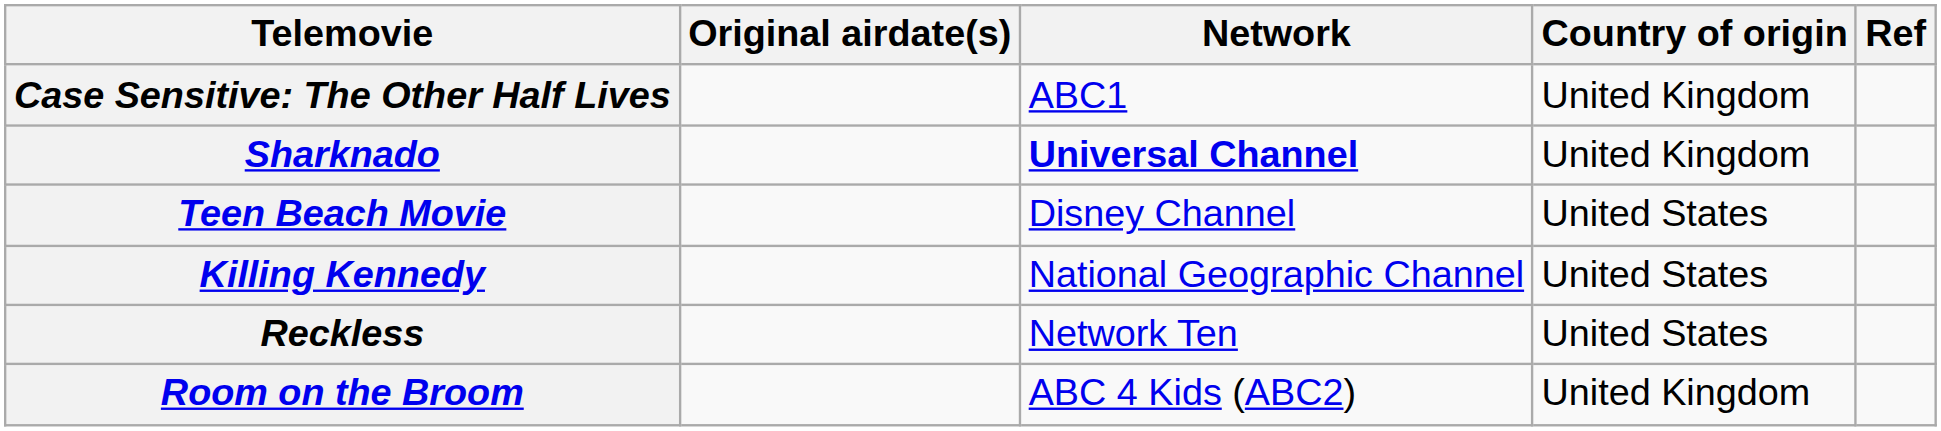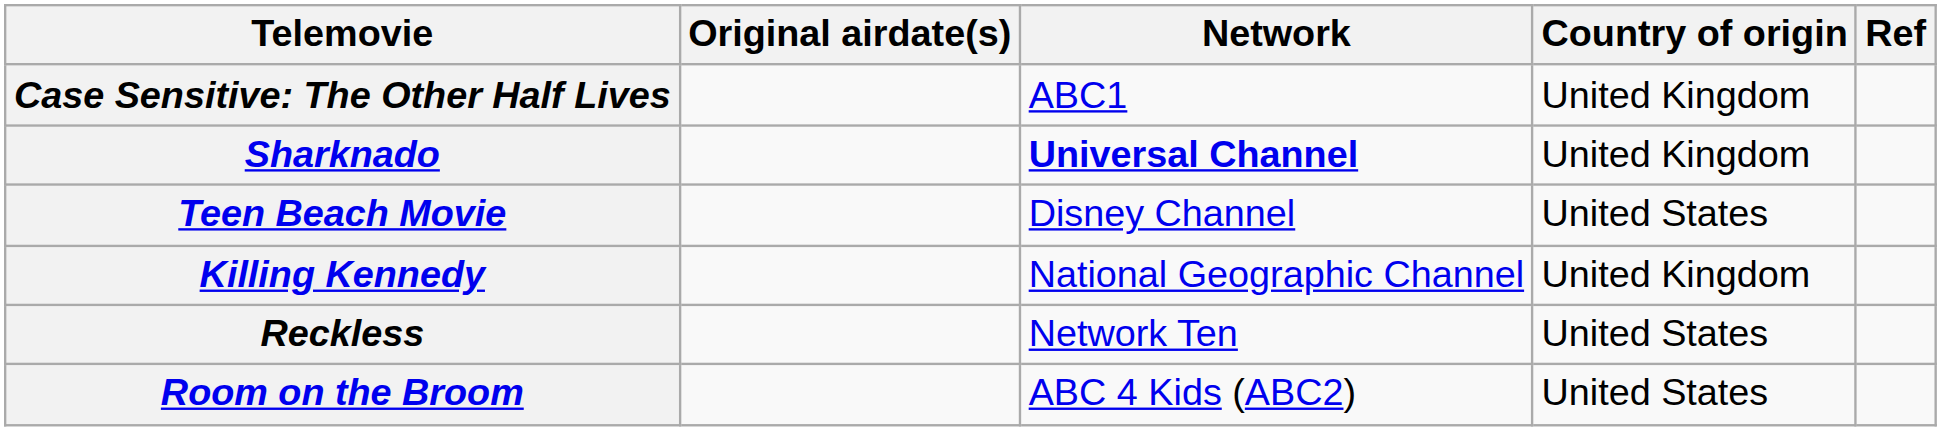(1655, 273) United States -> (1676, 273) United Kingdom
(1676, 393) United Kingdom -> (1655, 393) United States
